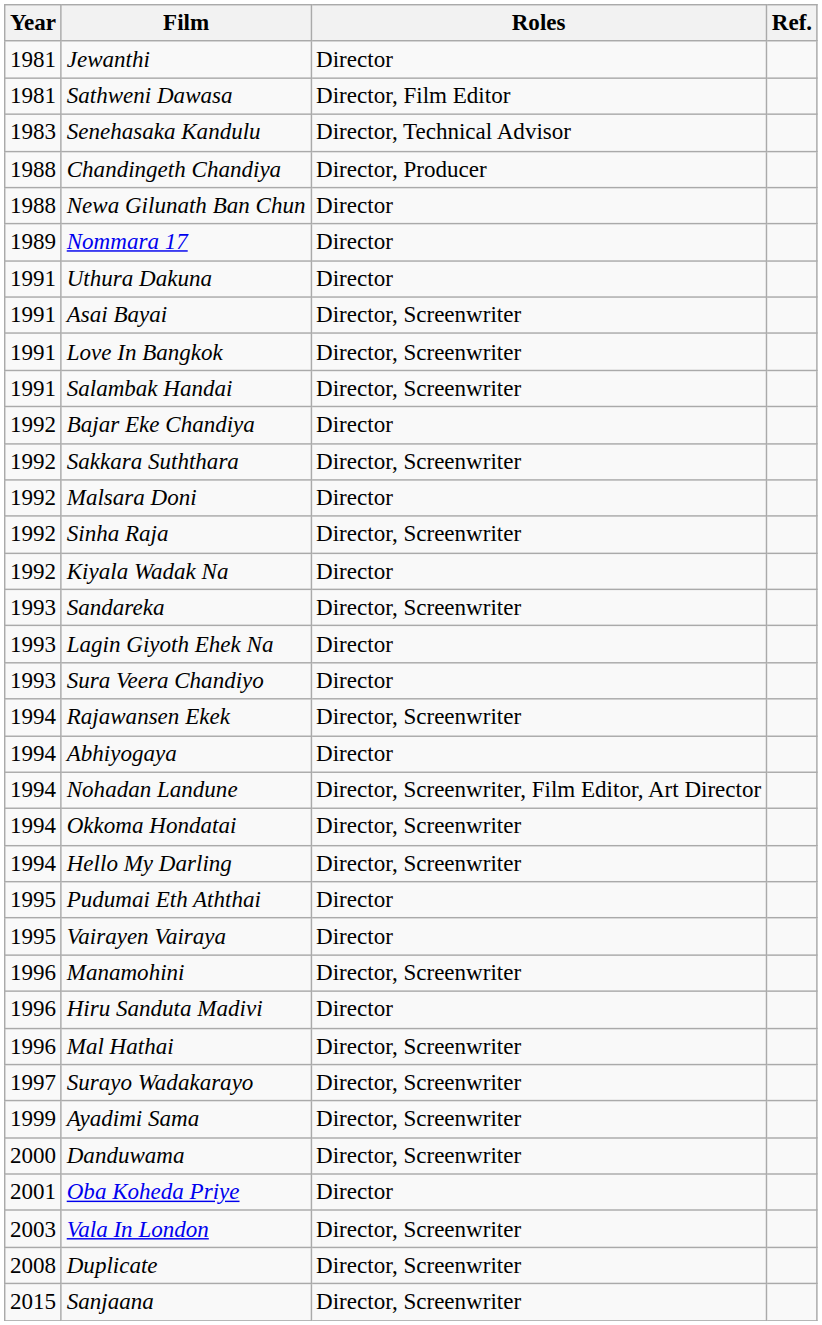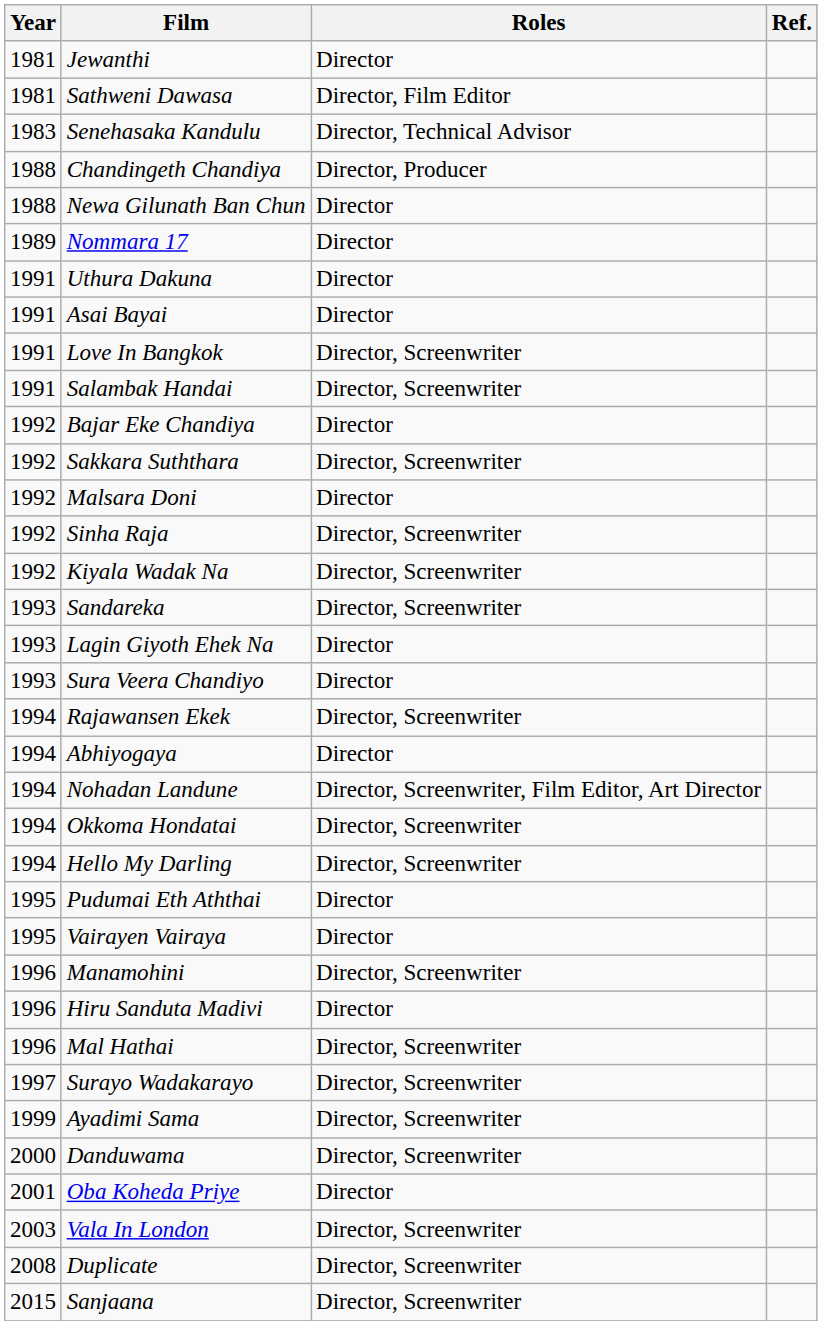(419, 315) Director, Screenwriter -> (354, 315) Director
(354, 570) Director -> (419, 570) Director, Screenwriter
